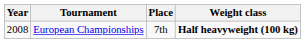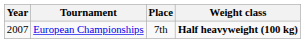(18, 30) 2008 -> (18, 30) 2007
